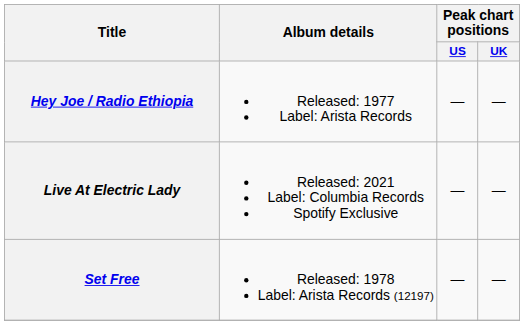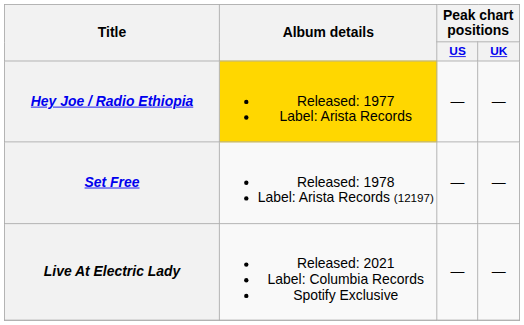(328, 109) no background -> (328, 109) gold background
rows swapped: (112, 279) <-> (112, 190)
